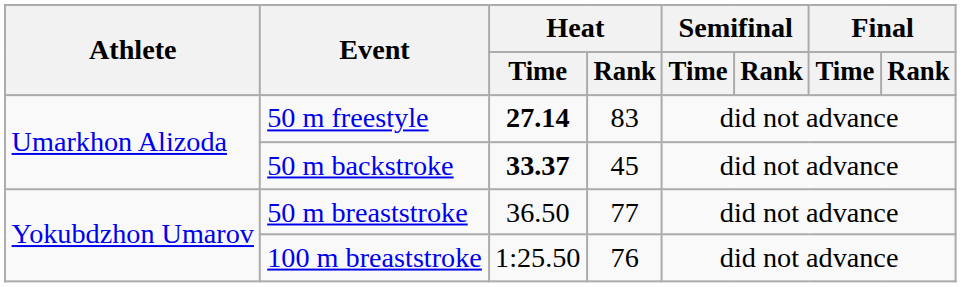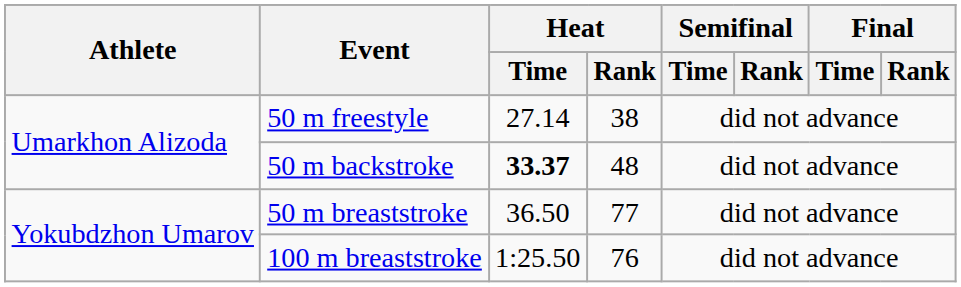(538, 118) bold -> (538, 118) normal
(625, 118) 83 -> (625, 118) 38
(625, 165) 45 -> (625, 165) 48
